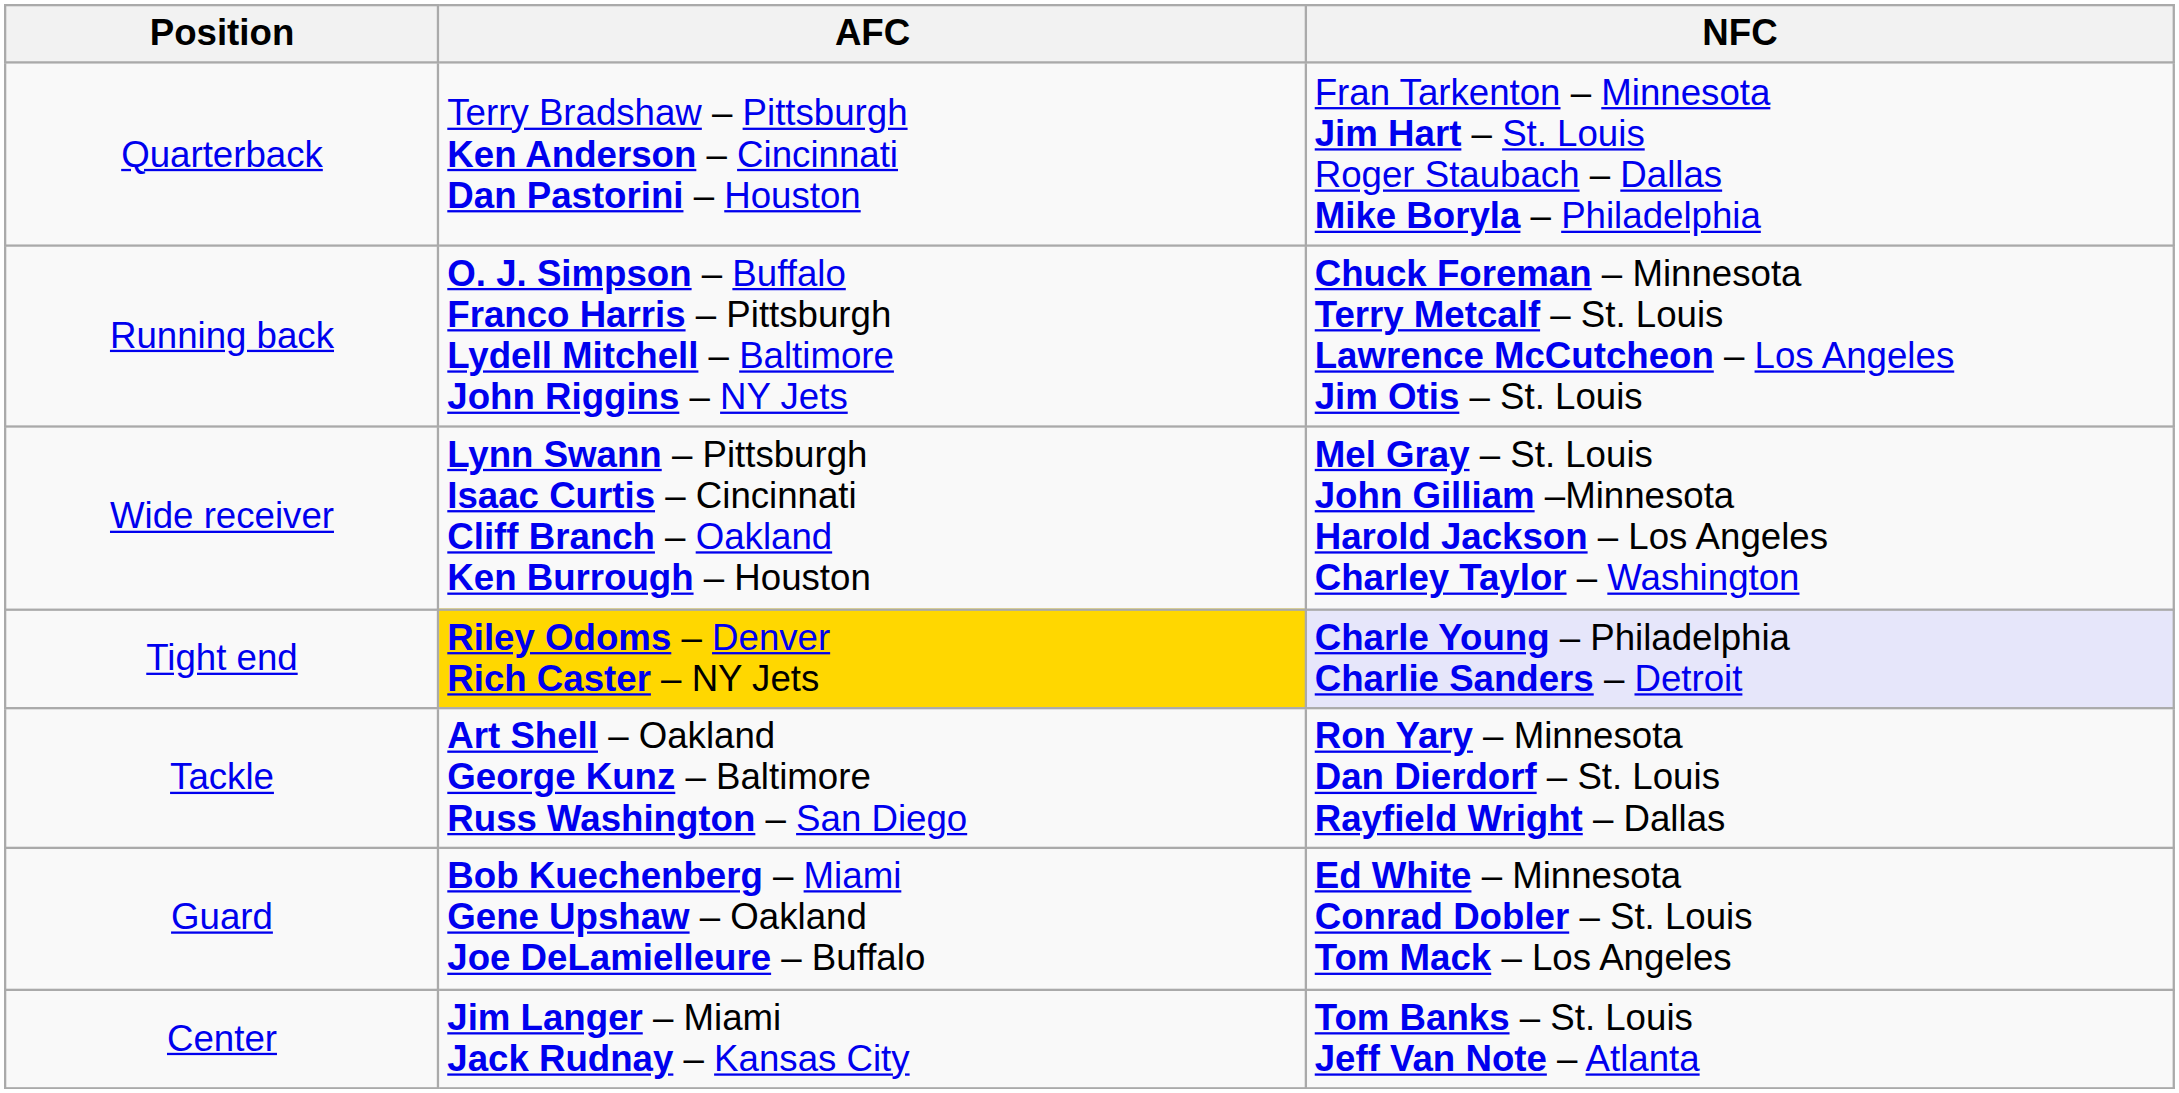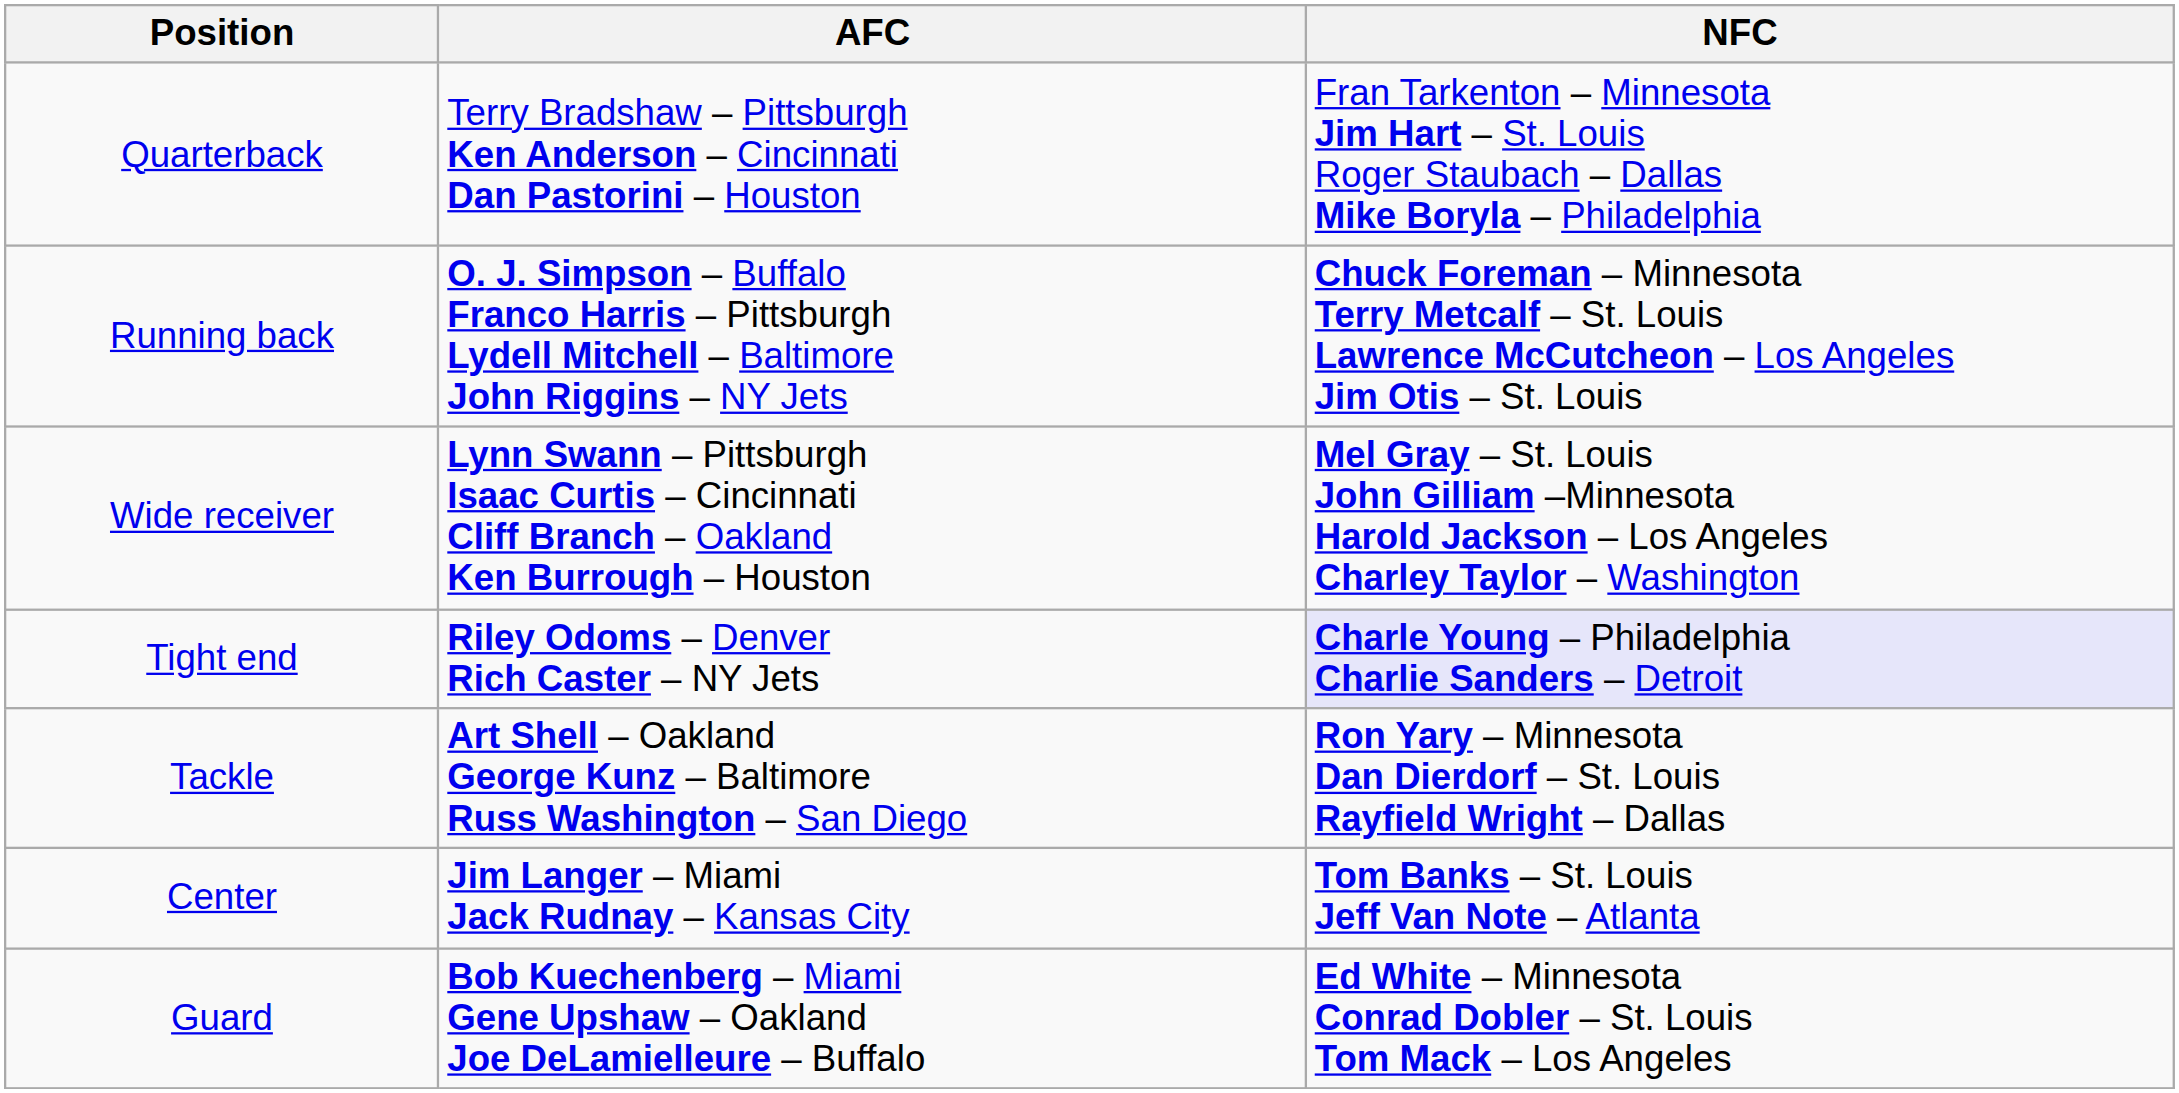(639, 657) gold background -> (639, 657) no background
rows swapped: (222, 918) <-> (222, 1038)
